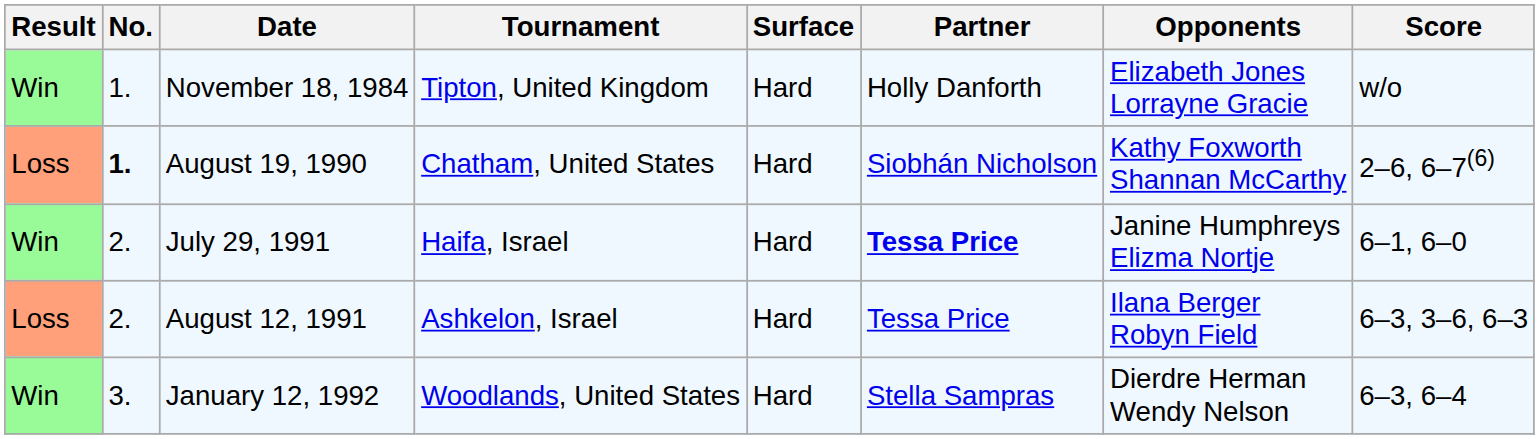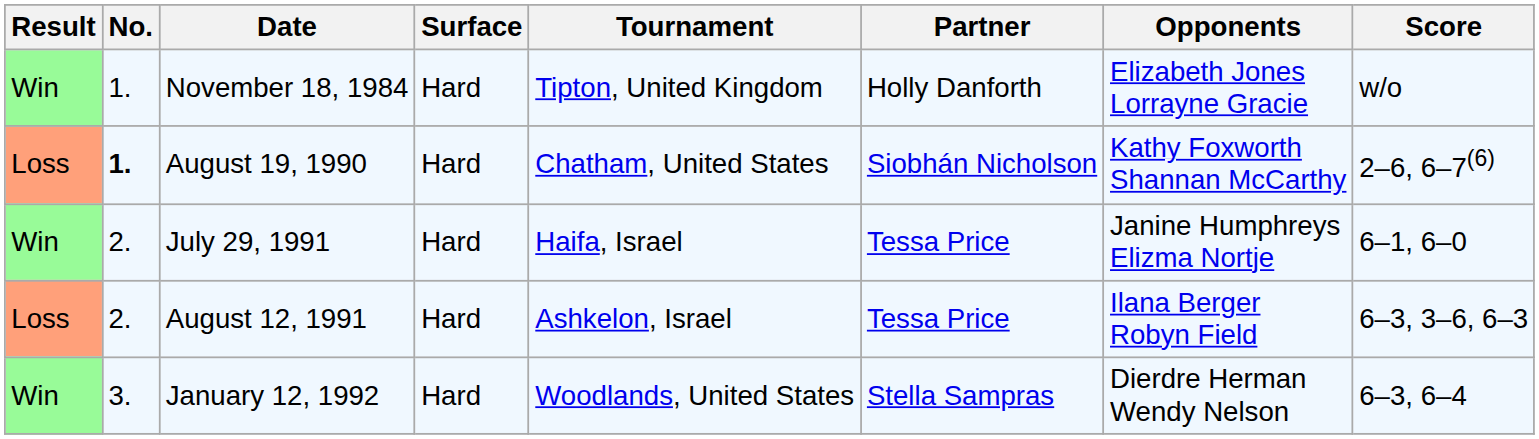columns swapped: (581, 26) <-> (803, 26)
(943, 241) bold -> (938, 241) normal
